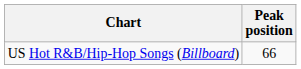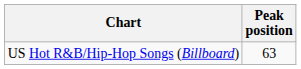(269, 53) 66 -> (269, 53) 63
